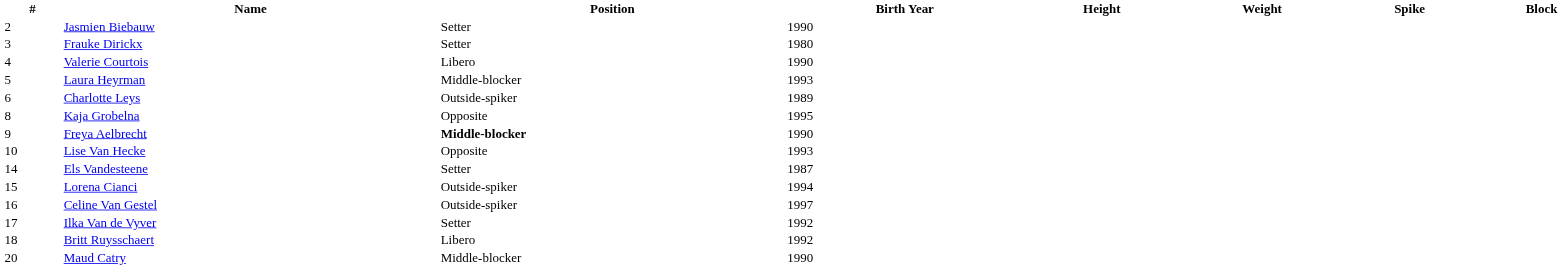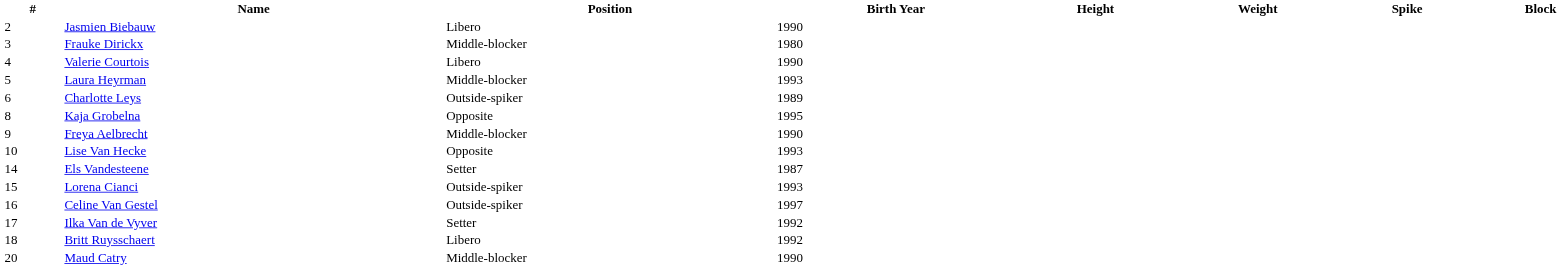(456, 26) Setter -> (463, 26) Libero
(456, 44) Setter -> (486, 44) Middle-blocker
(484, 133) bold -> (486, 133) normal
(800, 187) 1994 -> (790, 187) 1993
